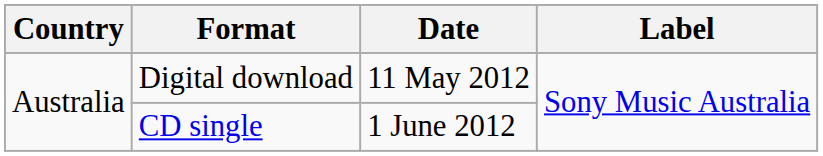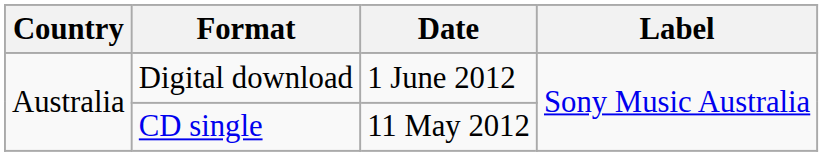(448, 77) 11 May 2012 -> (441, 77) 1 June 2012
(441, 126) 1 June 2012 -> (448, 126) 11 May 2012
